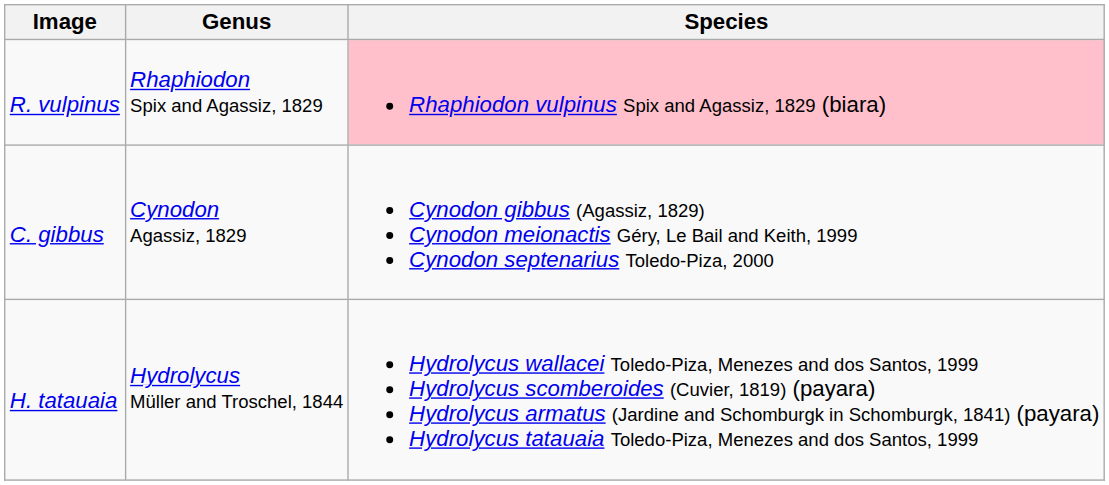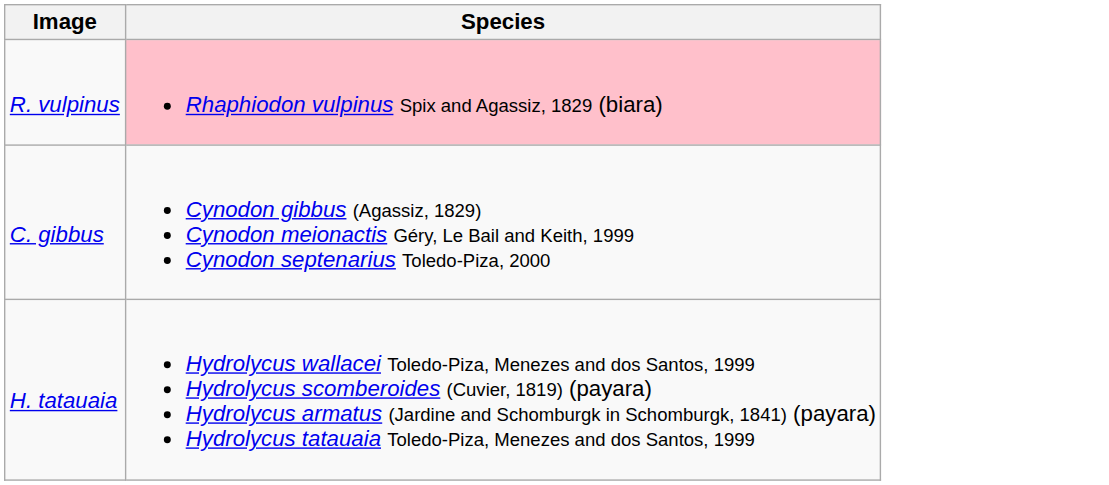- column: (237, 22)
